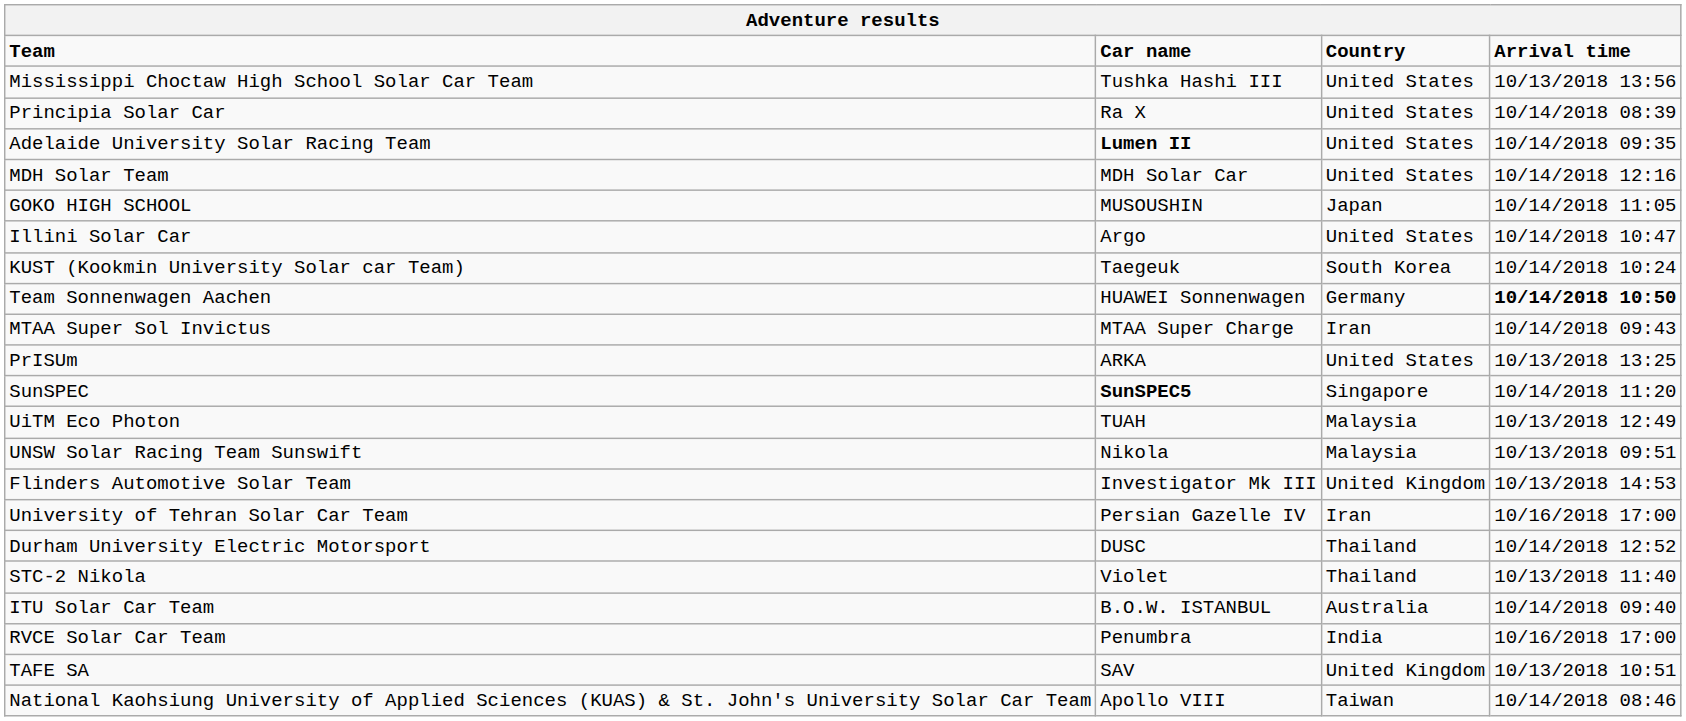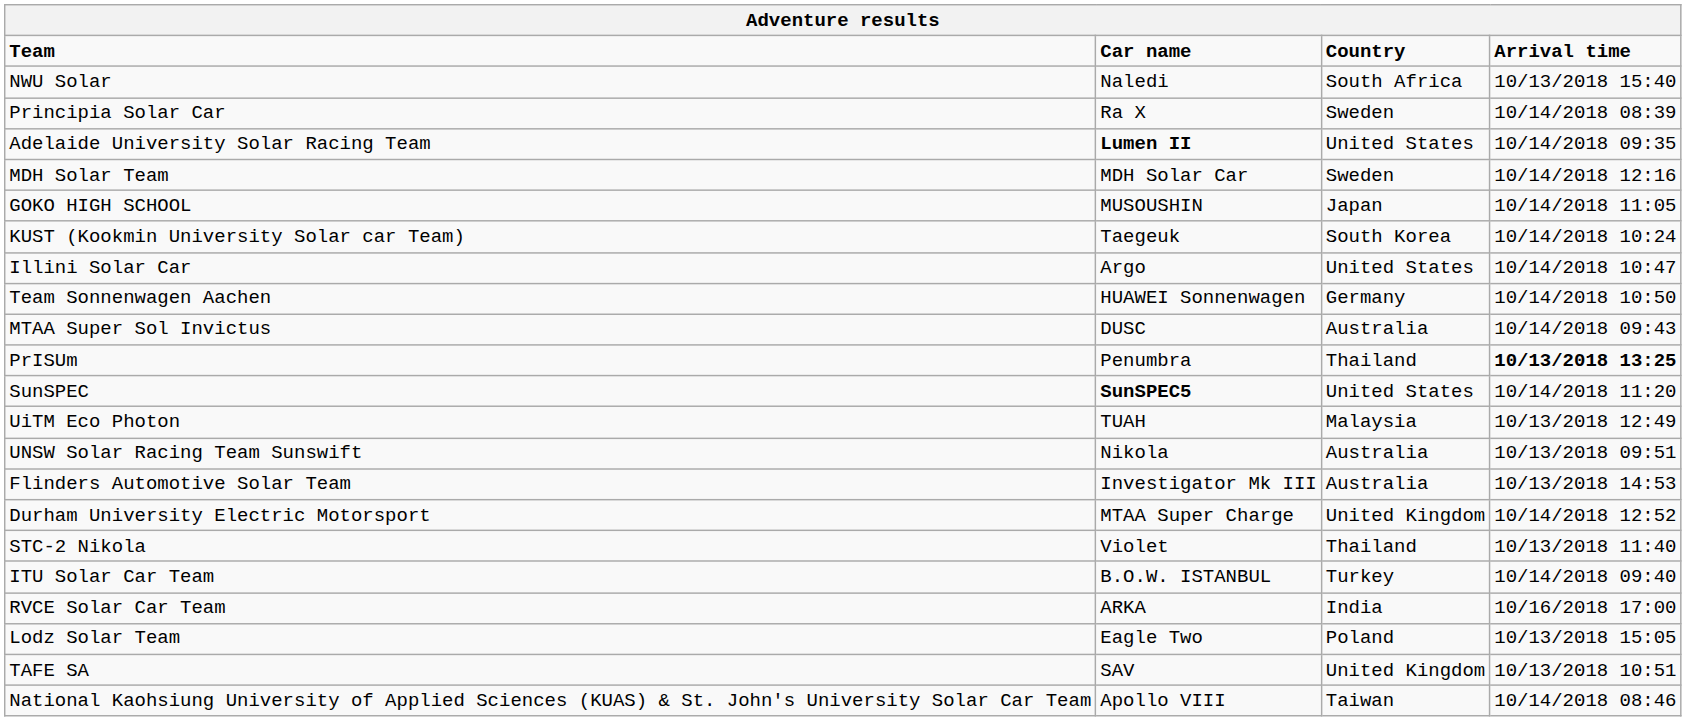- row: (271, 82)
+ row: (61, 82)
(1400, 113) United States -> (1360, 113) Sweden
(1400, 175) United States -> (1360, 175) Sweden
rows swapped: (237, 268) <-> (100, 237)
(1585, 299) bold -> (1585, 299) normal
(1197, 330) MTAA Super Charge -> (1123, 330) DUSC
(1349, 330) Iran -> (1377, 330) Australia
(1123, 360) ARKA -> (1146, 360) Penumbra
(1400, 360) United States -> (1371, 360) Thailand
(1585, 360) normal -> (1585, 360) bold
(1377, 391) Singapore -> (1400, 391) United States
(1371, 453) Malaysia -> (1377, 453) Australia
(1406, 484) United Kingdom -> (1377, 484) Australia
- row: (209, 515)
(1123, 546) DUSC -> (1197, 515) MTAA Super Charge
(1371, 546) Thailand -> (1406, 515) United Kingdom
(1377, 608) Australia -> (1360, 577) Turkey
(1146, 639) Penumbra -> (1123, 608) ARKA
+ row: (95, 639)
